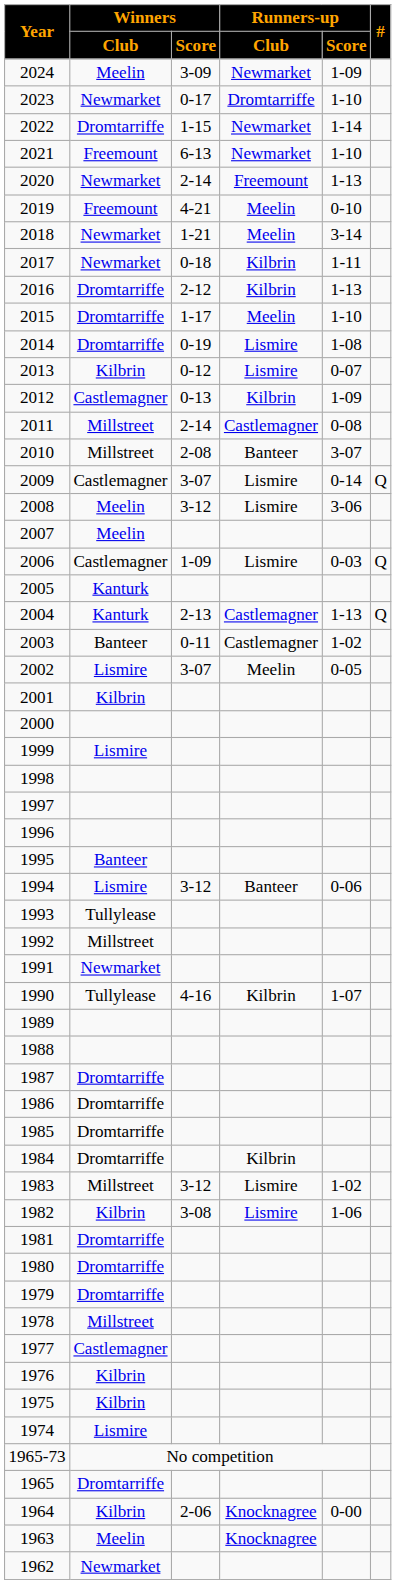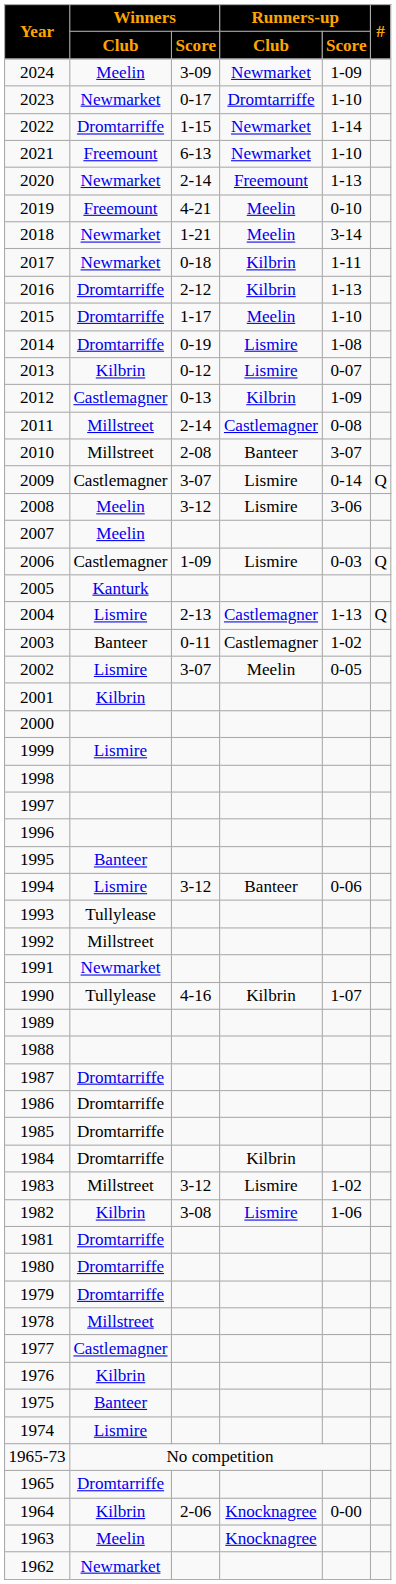(120, 615) Kanturk -> (120, 615) Lismire
(120, 1402) Kilbrin -> (120, 1402) Banteer
